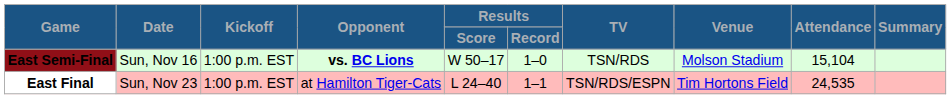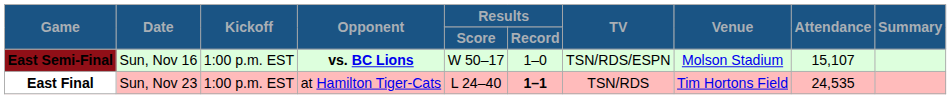(618, 61) TSN/RDS -> (618, 61) TSN/RDS/ESPN
(833, 61) 15,104 -> (833, 61) 15,107
(535, 83) normal -> (535, 83) bold
(618, 83) TSN/RDS/ESPN -> (618, 83) TSN/RDS
